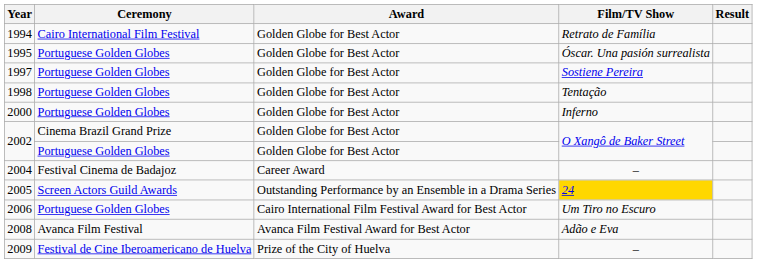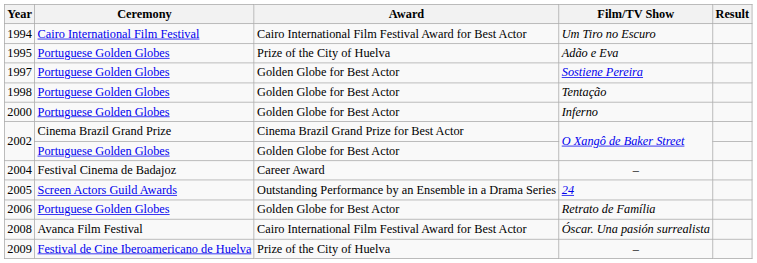(328, 33) Golden Globe for Best Actor -> (392, 33) Cairo International Film Festival Award for Best Actor
(609, 33) Retrato de Família -> (609, 33) Um Tiro no Escuro
(328, 53) Golden Globe for Best Actor -> (324, 53) Prize of the City of Huelva
(636, 53) Óscar. Una pasión surrealista -> (590, 53) Adão e Eva
(328, 131) Golden Globe for Best Actor -> (360, 131) Cinema Brazil Grand Prize for Best Actor
(568, 190) gold background -> (568, 190) no background
(392, 209) Cairo International Film Festival Award for Best Actor -> (328, 209) Golden Globe for Best Actor
(609, 209) Um Tiro no Escuro -> (609, 209) Retrato de Família
(363, 229) Avanca Film Festival Award for Best Actor -> (392, 229) Cairo International Film Festival Award for Best Actor
(590, 229) Adão e Eva -> (636, 229) Óscar. Una pasión surrealista
